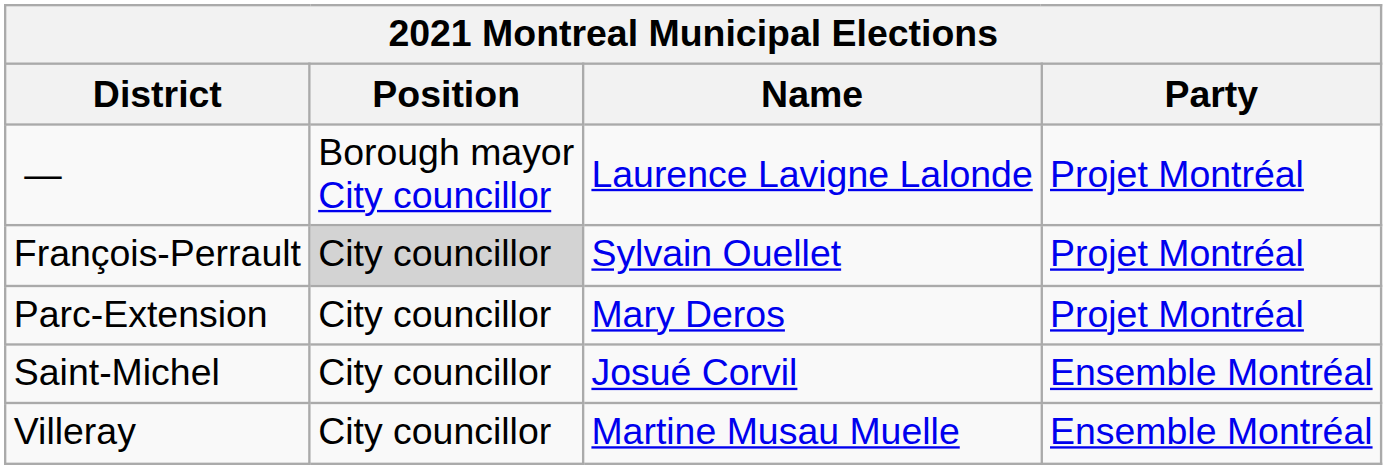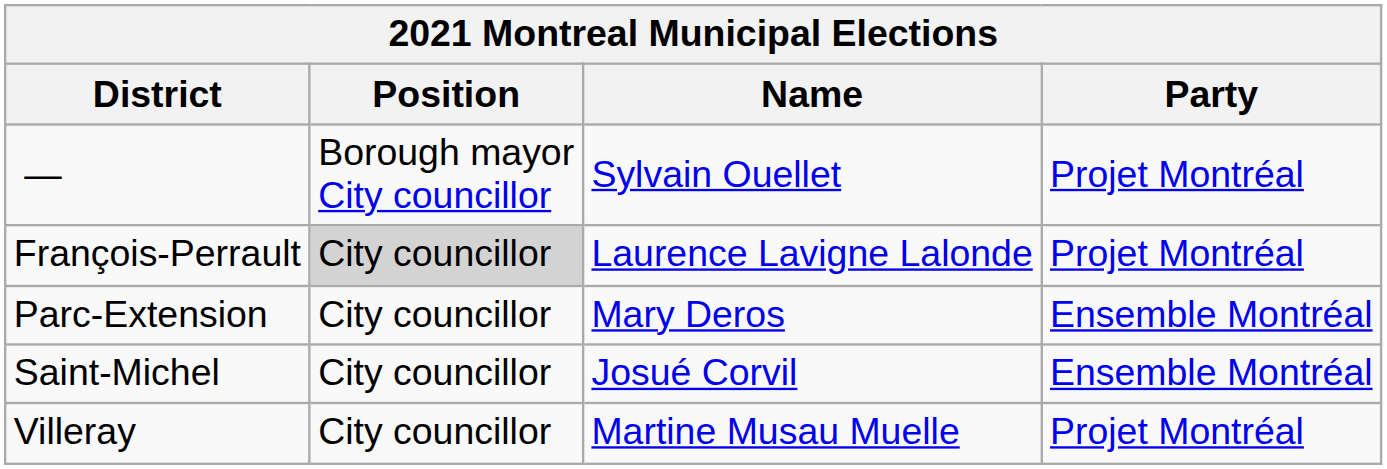(812, 174) Laurence Lavigne Lalonde -> (716, 174) Sylvain Ouellet
(716, 254) Sylvain Ouellet -> (812, 254) Laurence Lavigne Lalonde
(1177, 313) Projet Montréal -> (1211, 313) Ensemble Montréal
(1211, 432) Ensemble Montréal -> (1177, 432) Projet Montréal
